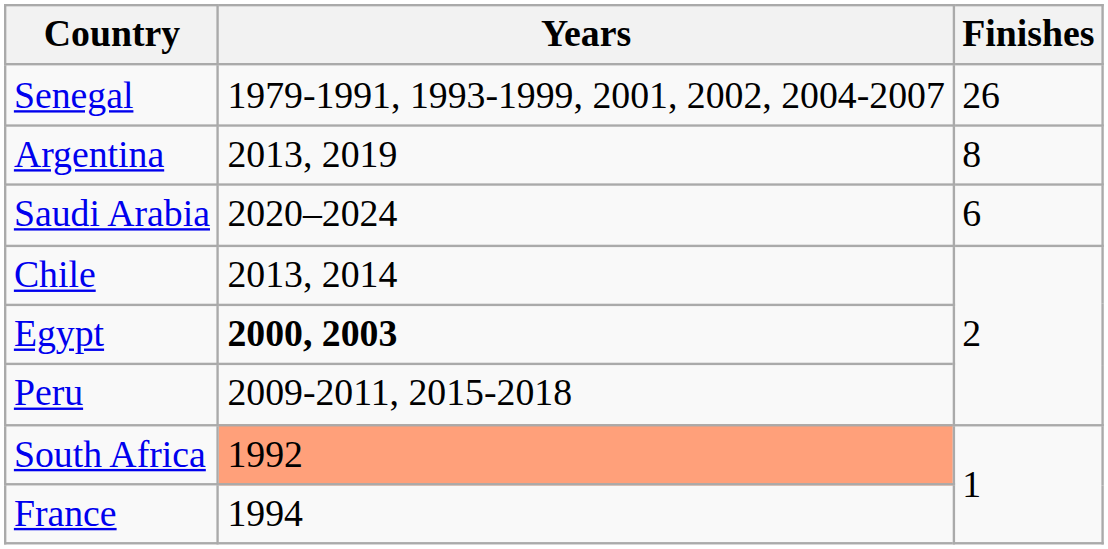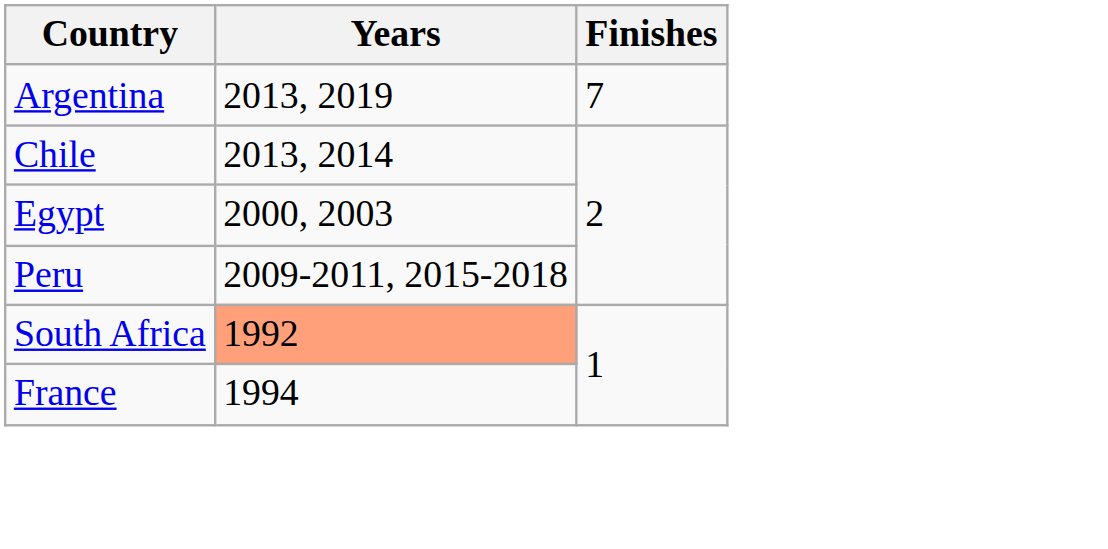- row: (74, 94)
(972, 154) 8 -> (595, 94) 7
- row: (112, 214)
(312, 333) bold -> (308, 214) normal
